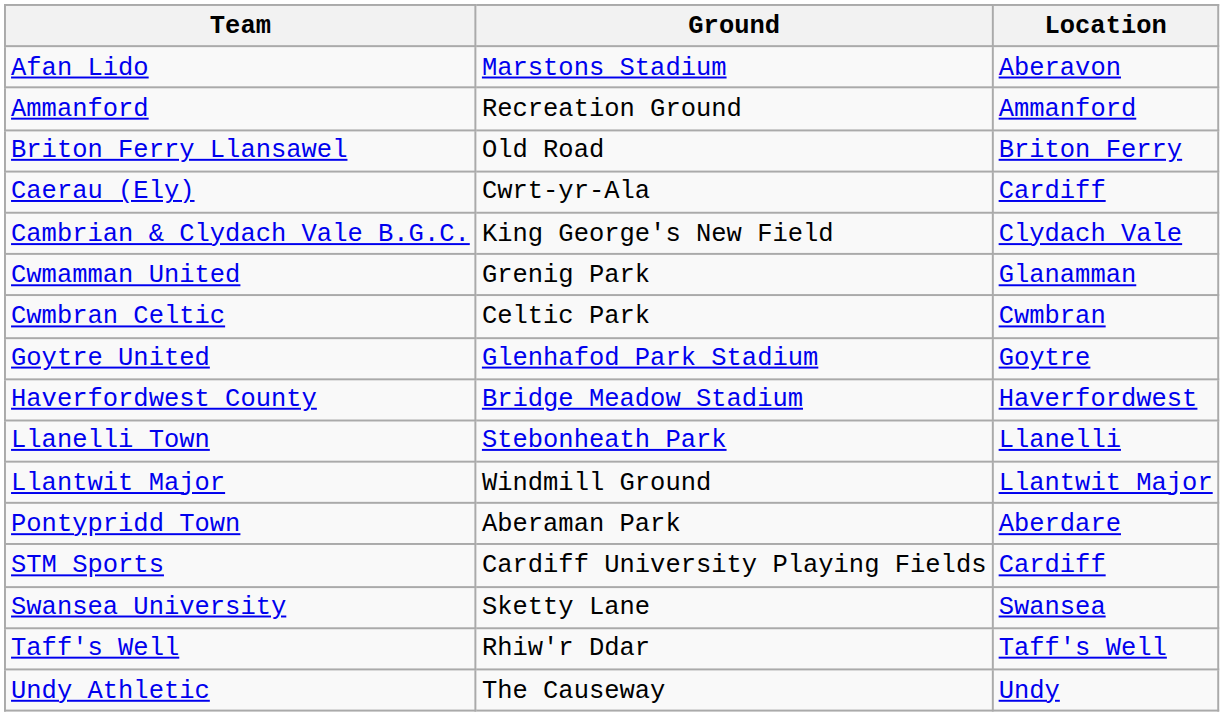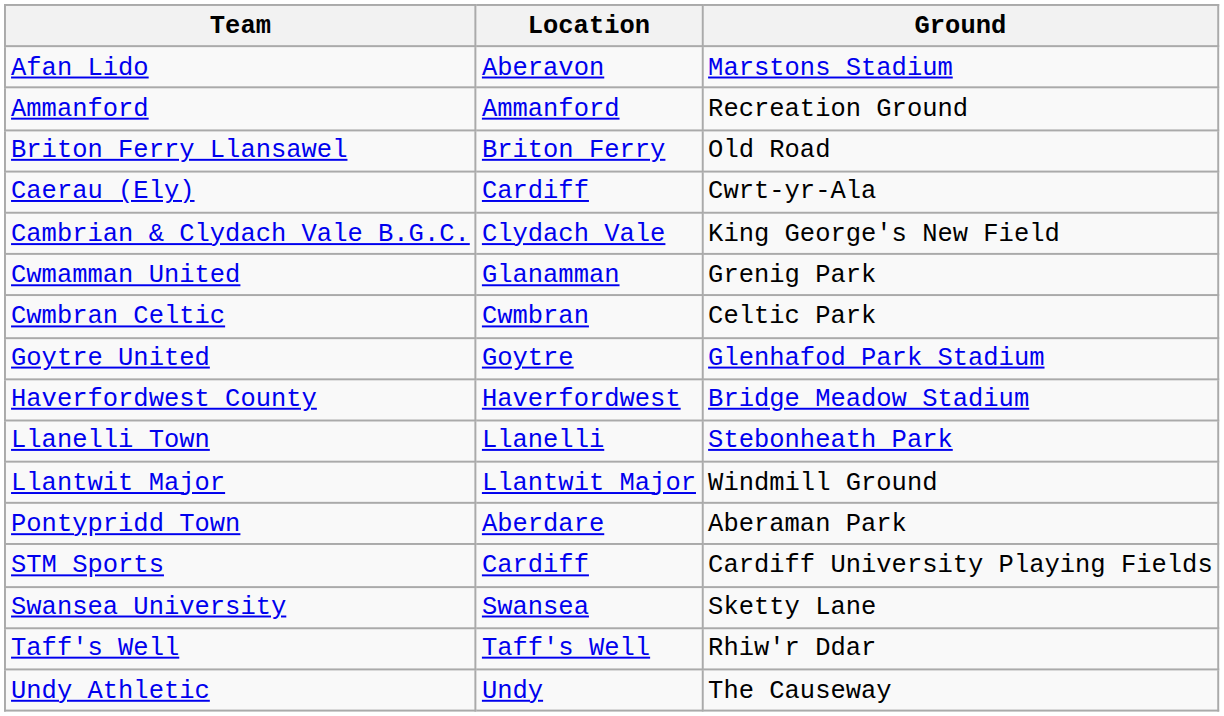columns swapped: (1106, 26) <-> (734, 26)
